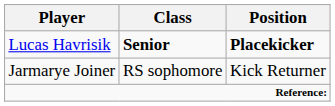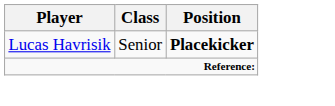(146, 44) bold -> (140, 44) normal
- row: (62, 71)
